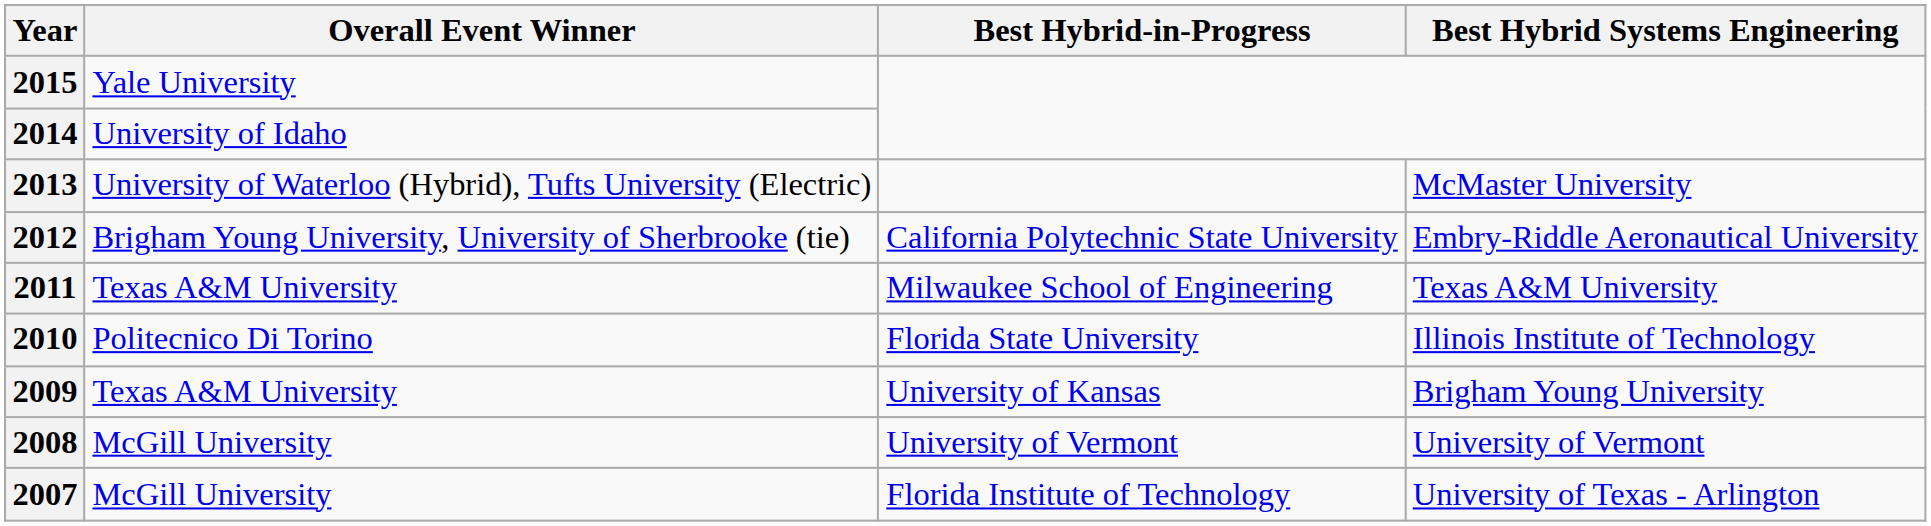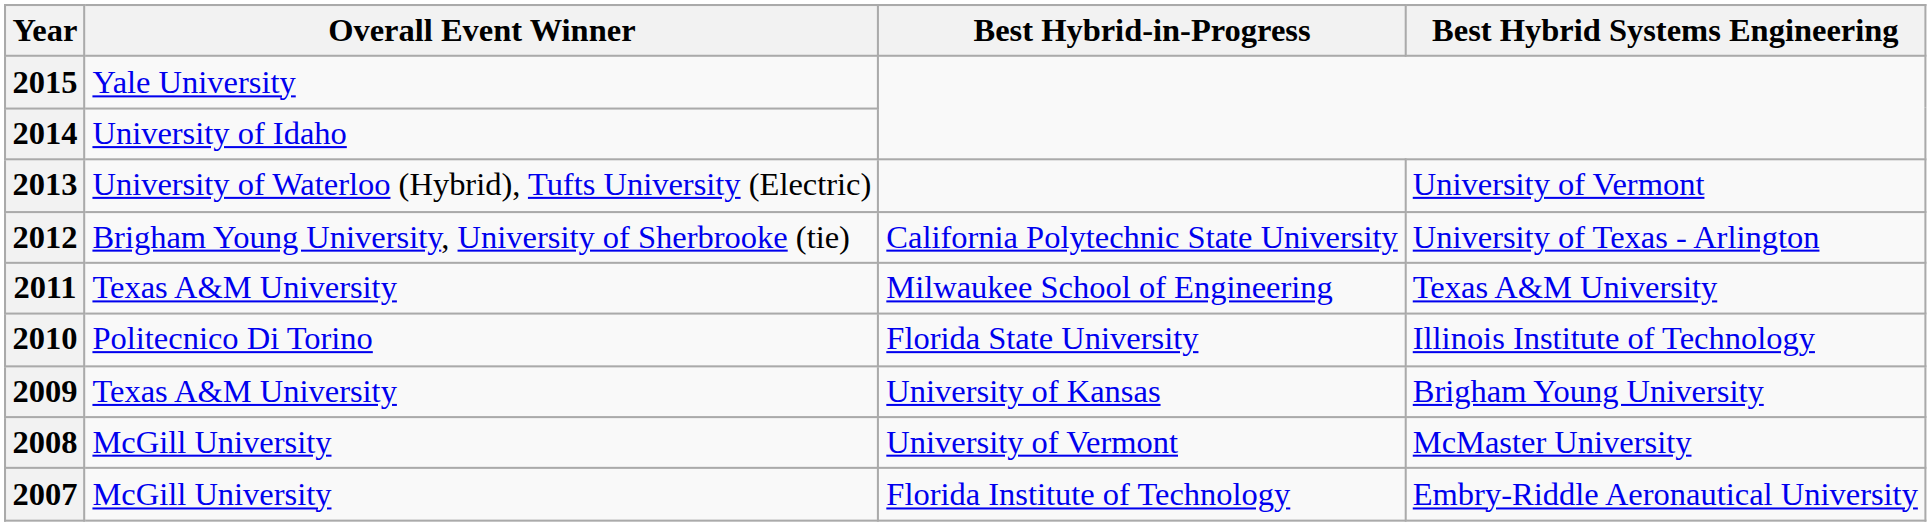(1552, 184) McMaster University -> (1559, 184) University of Vermont
(1665, 236) Embry-Riddle Aeronautical University -> (1616, 236) University of Texas - Arlington
(1559, 442) University of Vermont -> (1552, 442) McMaster University
(1616, 493) University of Texas - Arlington -> (1665, 493) Embry-Riddle Aeronautical University
